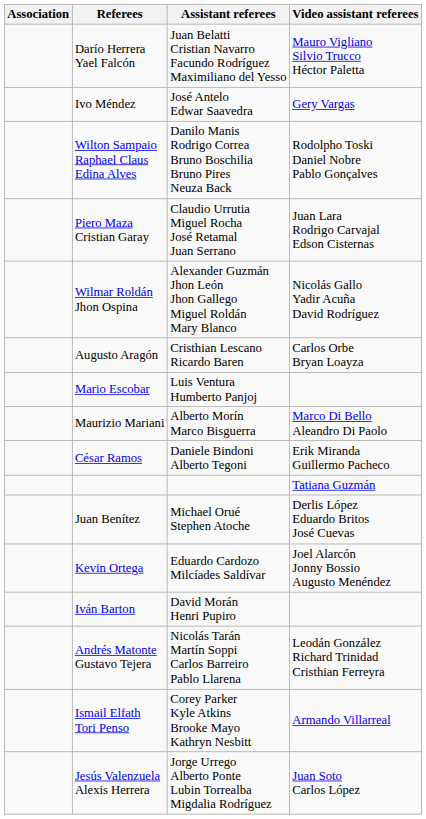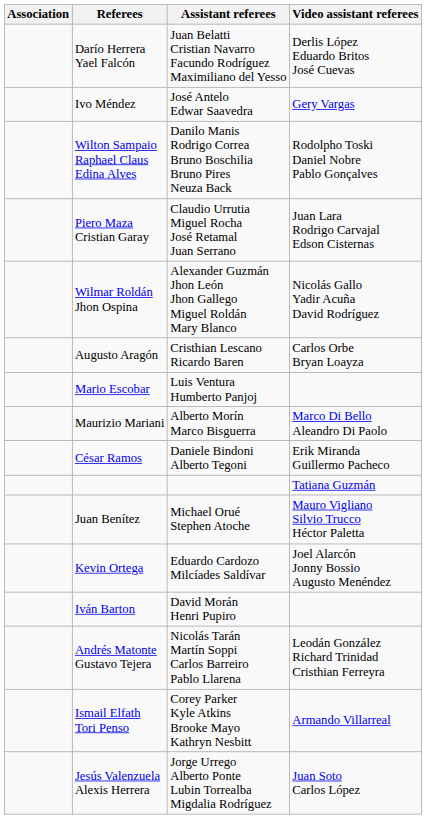(332, 55) Mauro Vigliano Silvio Trucco Héctor Paletta -> (331, 55) Derlis López Eduardo Britos José Cuevas
(331, 519) Derlis López Eduardo Britos José Cuevas -> (332, 519) Mauro Vigliano Silvio Trucco Héctor Paletta
